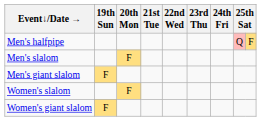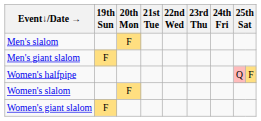- row: (36, 41)
+ row: (42, 74)
